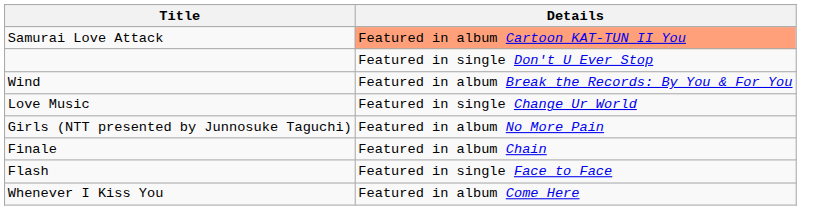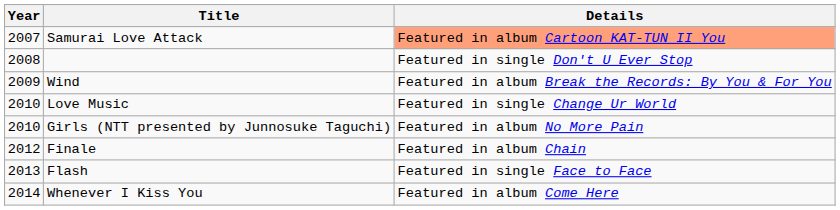+ column: (24, 16)
